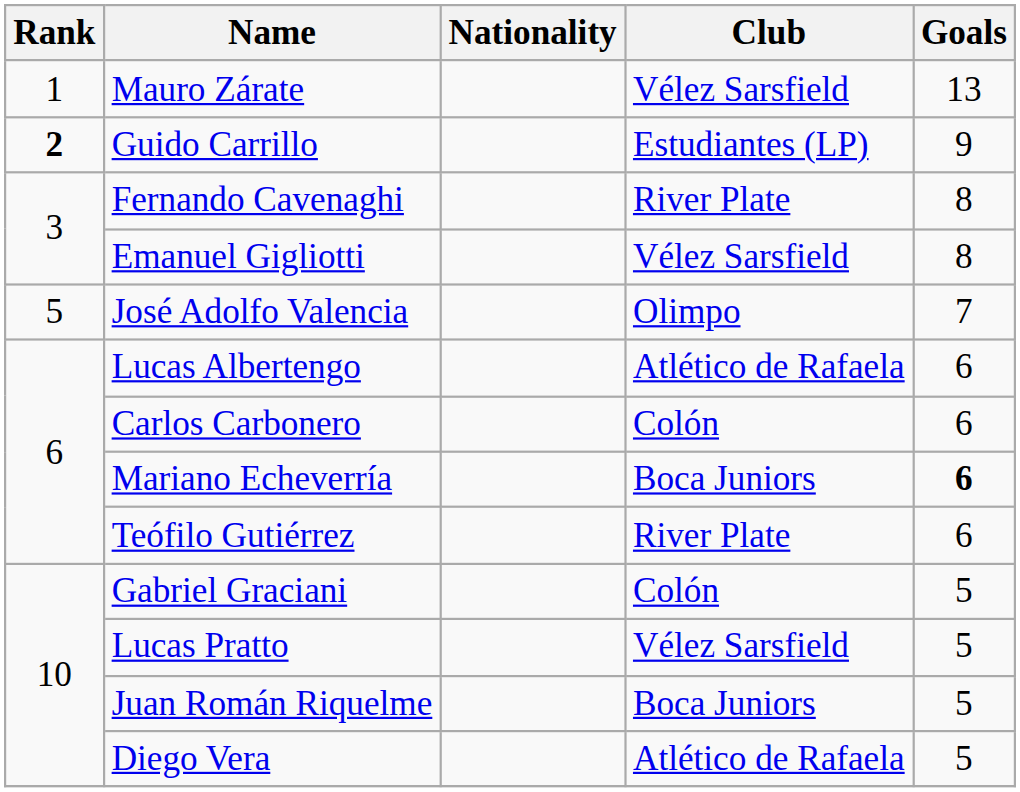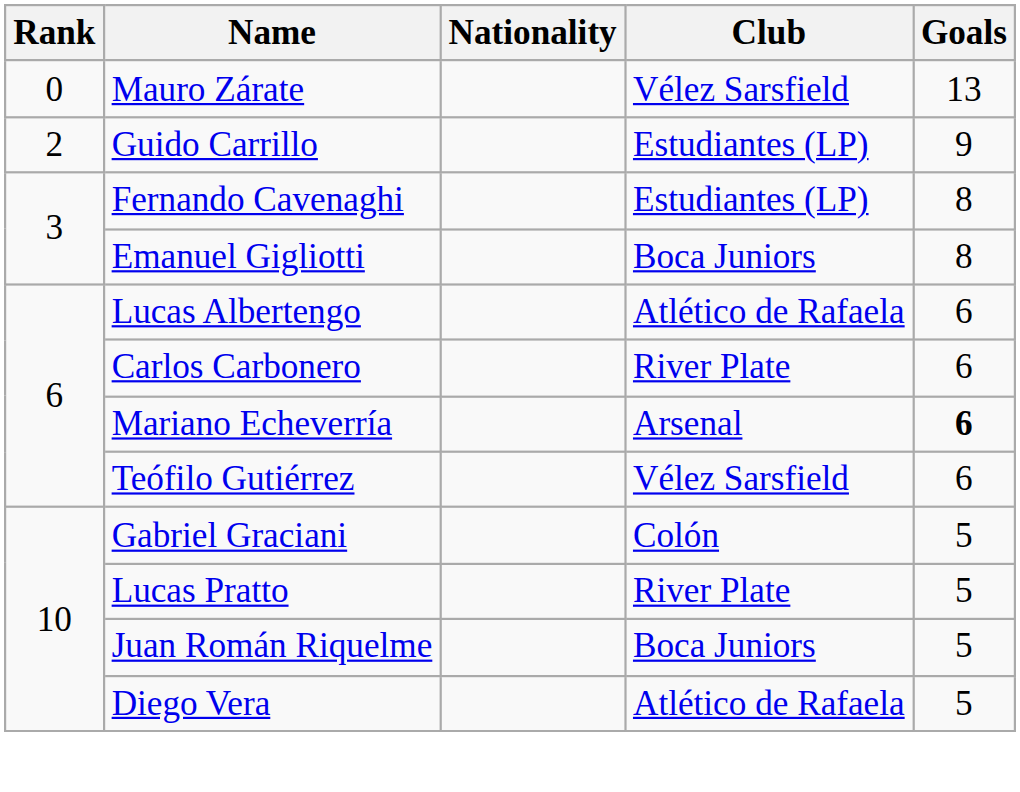(54, 88) 1 -> (54, 88) 0
(54, 144) bold -> (54, 144) normal
(712, 199) River Plate -> (751, 199) Estudiantes (LP)
(741, 255) Vélez Sarsfield -> (724, 255) Boca Juniors
- row: (260, 311)
(676, 423) Colón -> (712, 367) River Plate
(724, 479) Boca Juniors -> (688, 423) Arsenal
(712, 534) River Plate -> (741, 479) Vélez Sarsfield
(741, 646) Vélez Sarsfield -> (712, 590) River Plate
